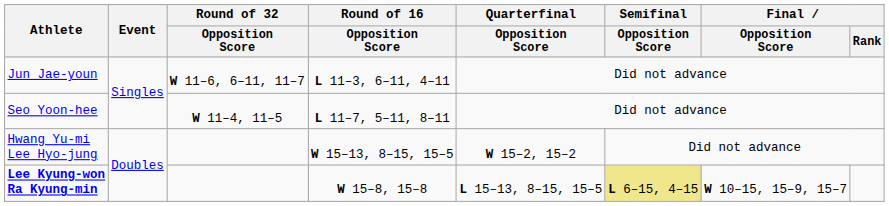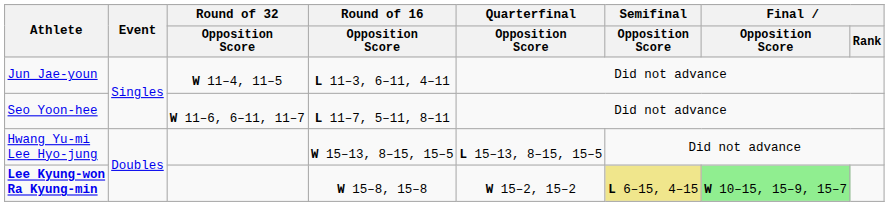(237, 82) W 11–6, 6–11, 11–7 -> (237, 82) W 11–4, 11–5
(237, 118) W 11–4, 11–5 -> (237, 118) W 11–6, 6–11, 11–7
(531, 154) W 15–2, 15–2 -> (531, 154) L 15–13, 8–15, 15–5
(531, 190) L 15–13, 8–15, 15–5 -> (531, 190) W 15–2, 15–2
(776, 190) no background -> (776, 190) lightgreen background
